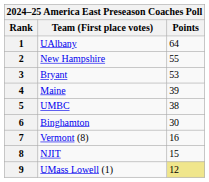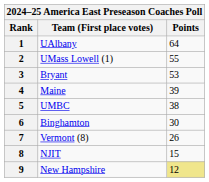(73, 59) New Hampshire -> (77, 59) UMass Lowell (1)
(174, 138) 16 -> (174, 138) 26
(77, 169) UMass Lowell (1) -> (73, 169) New Hampshire
